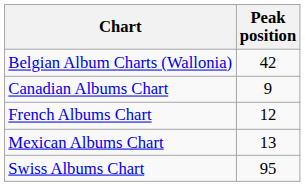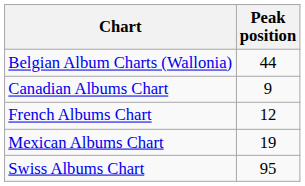(268, 62) 42 -> (268, 62) 44
(268, 141) 13 -> (268, 141) 19
